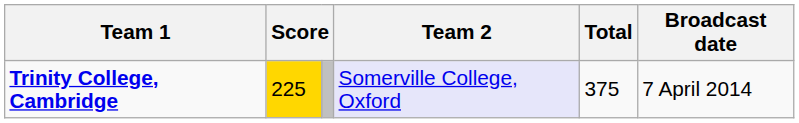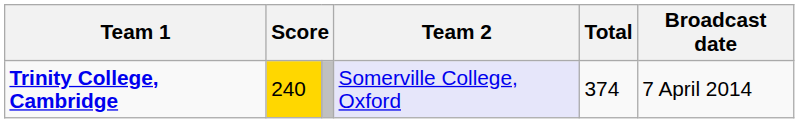(289, 89) 225 -> (289, 89) 240
(602, 89) 375 -> (602, 89) 374
